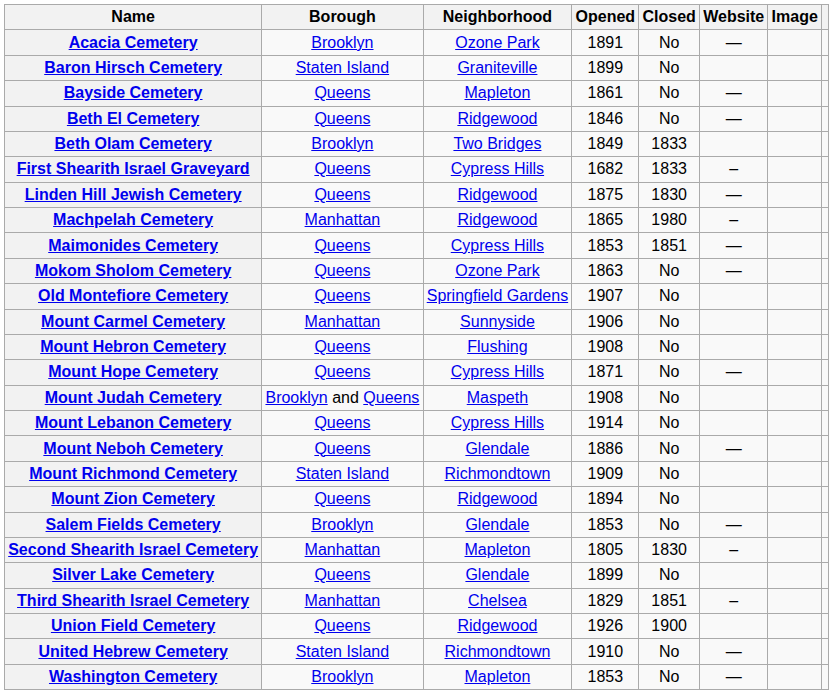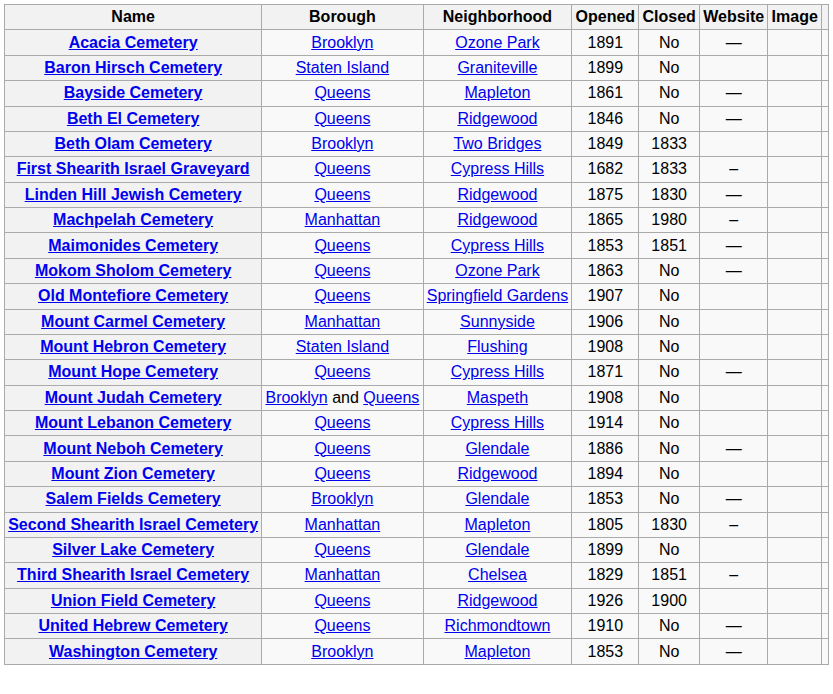(342, 347) Queens -> (342, 347) Staten Island
- row: (133, 473)
(342, 651) Staten Island -> (342, 626) Queens
